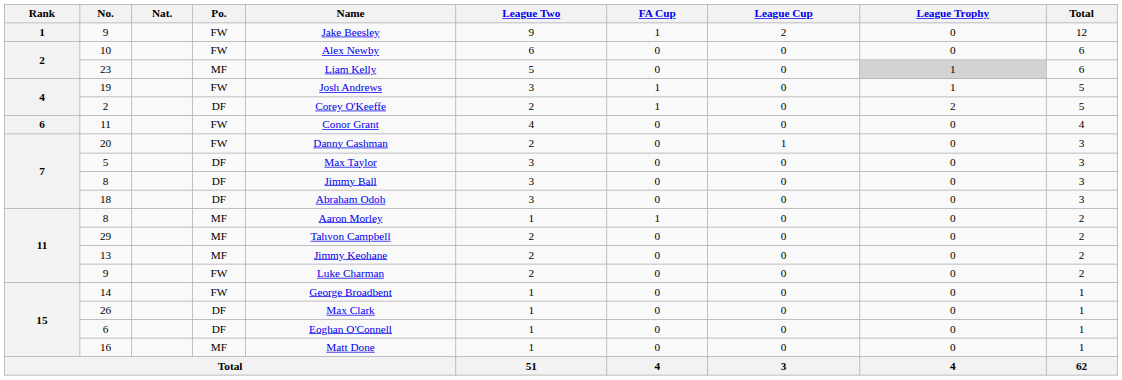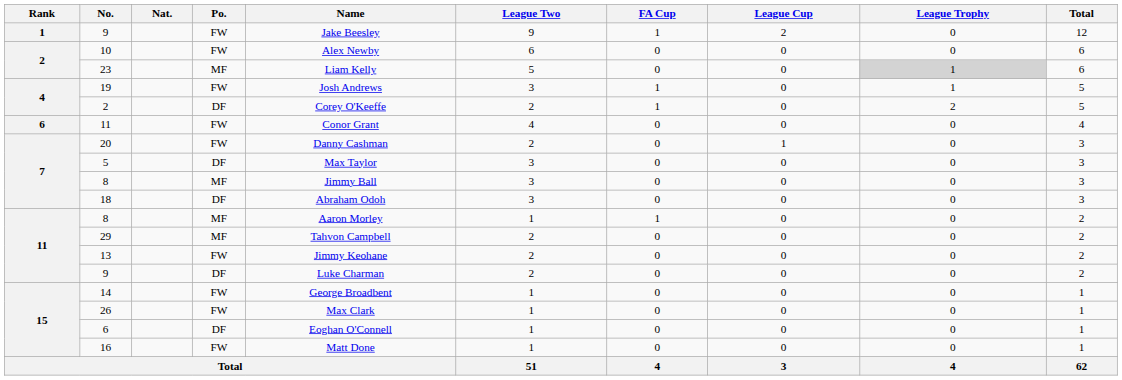(219, 180) DF -> (219, 180) MF
(219, 255) MF -> (219, 255) FW
(219, 273) FW -> (219, 273) DF
(219, 310) DF -> (219, 310) FW
(219, 347) MF -> (219, 347) FW
